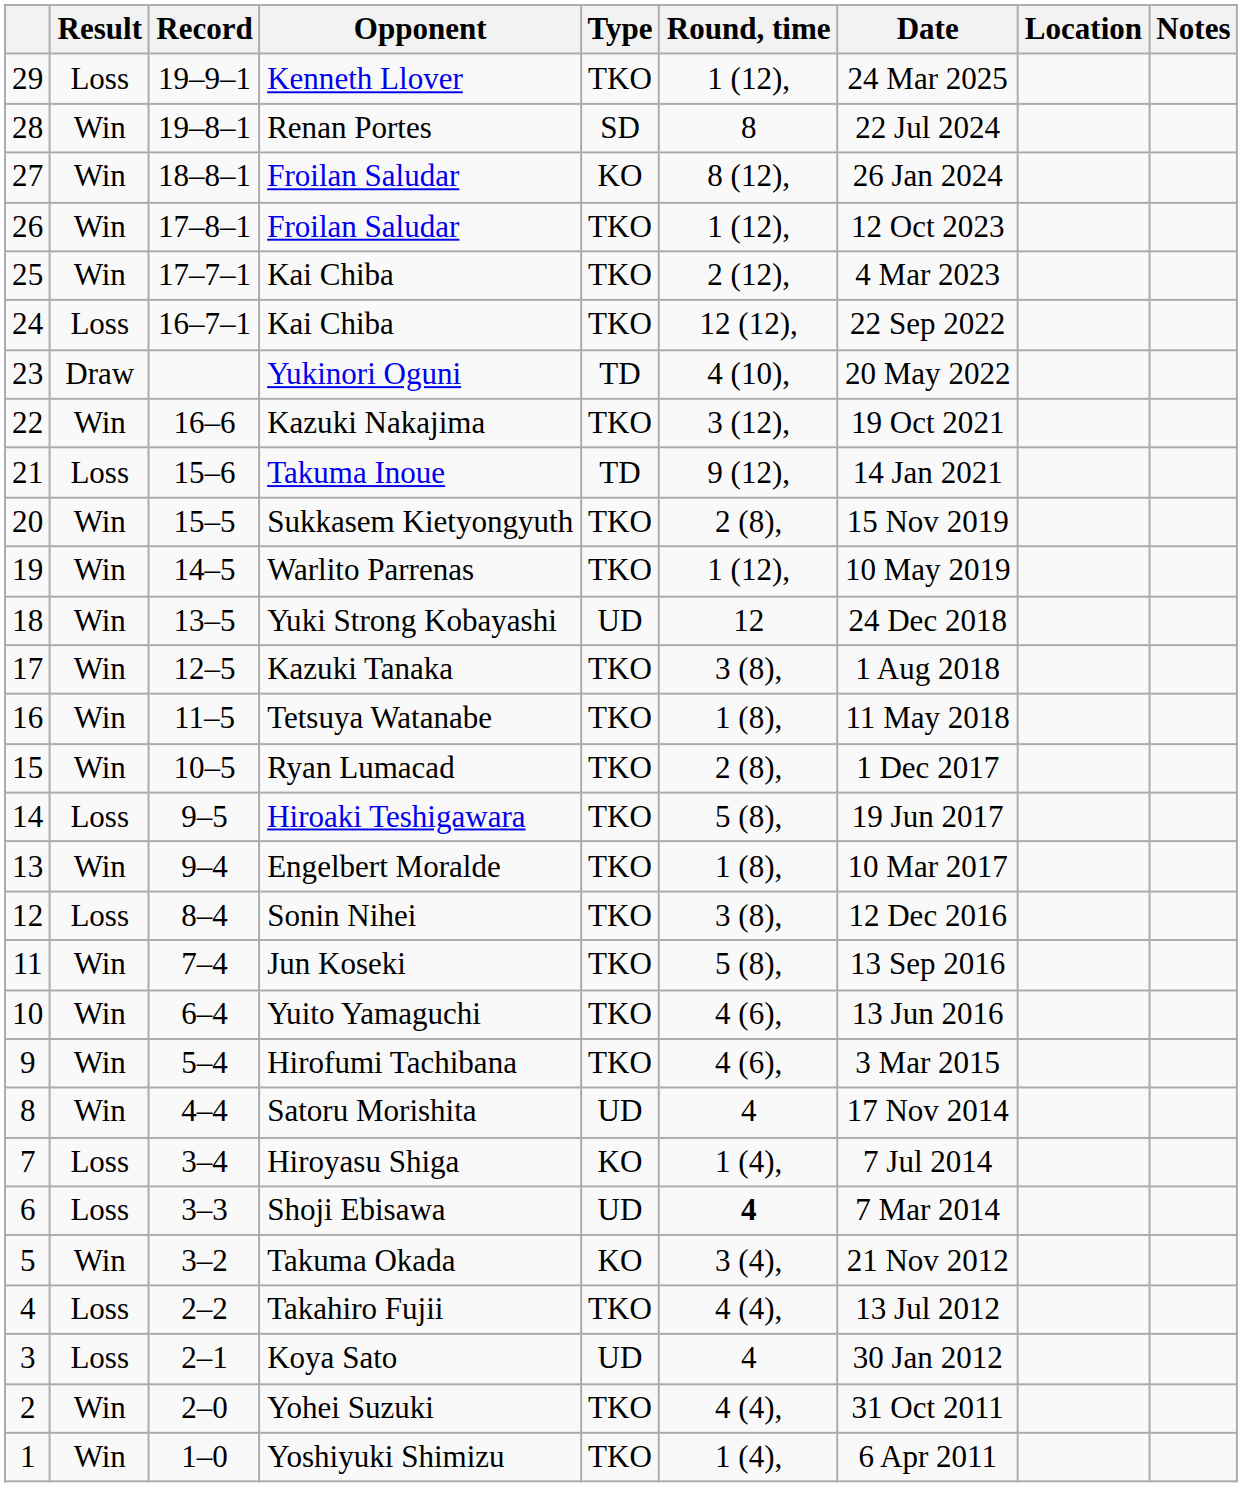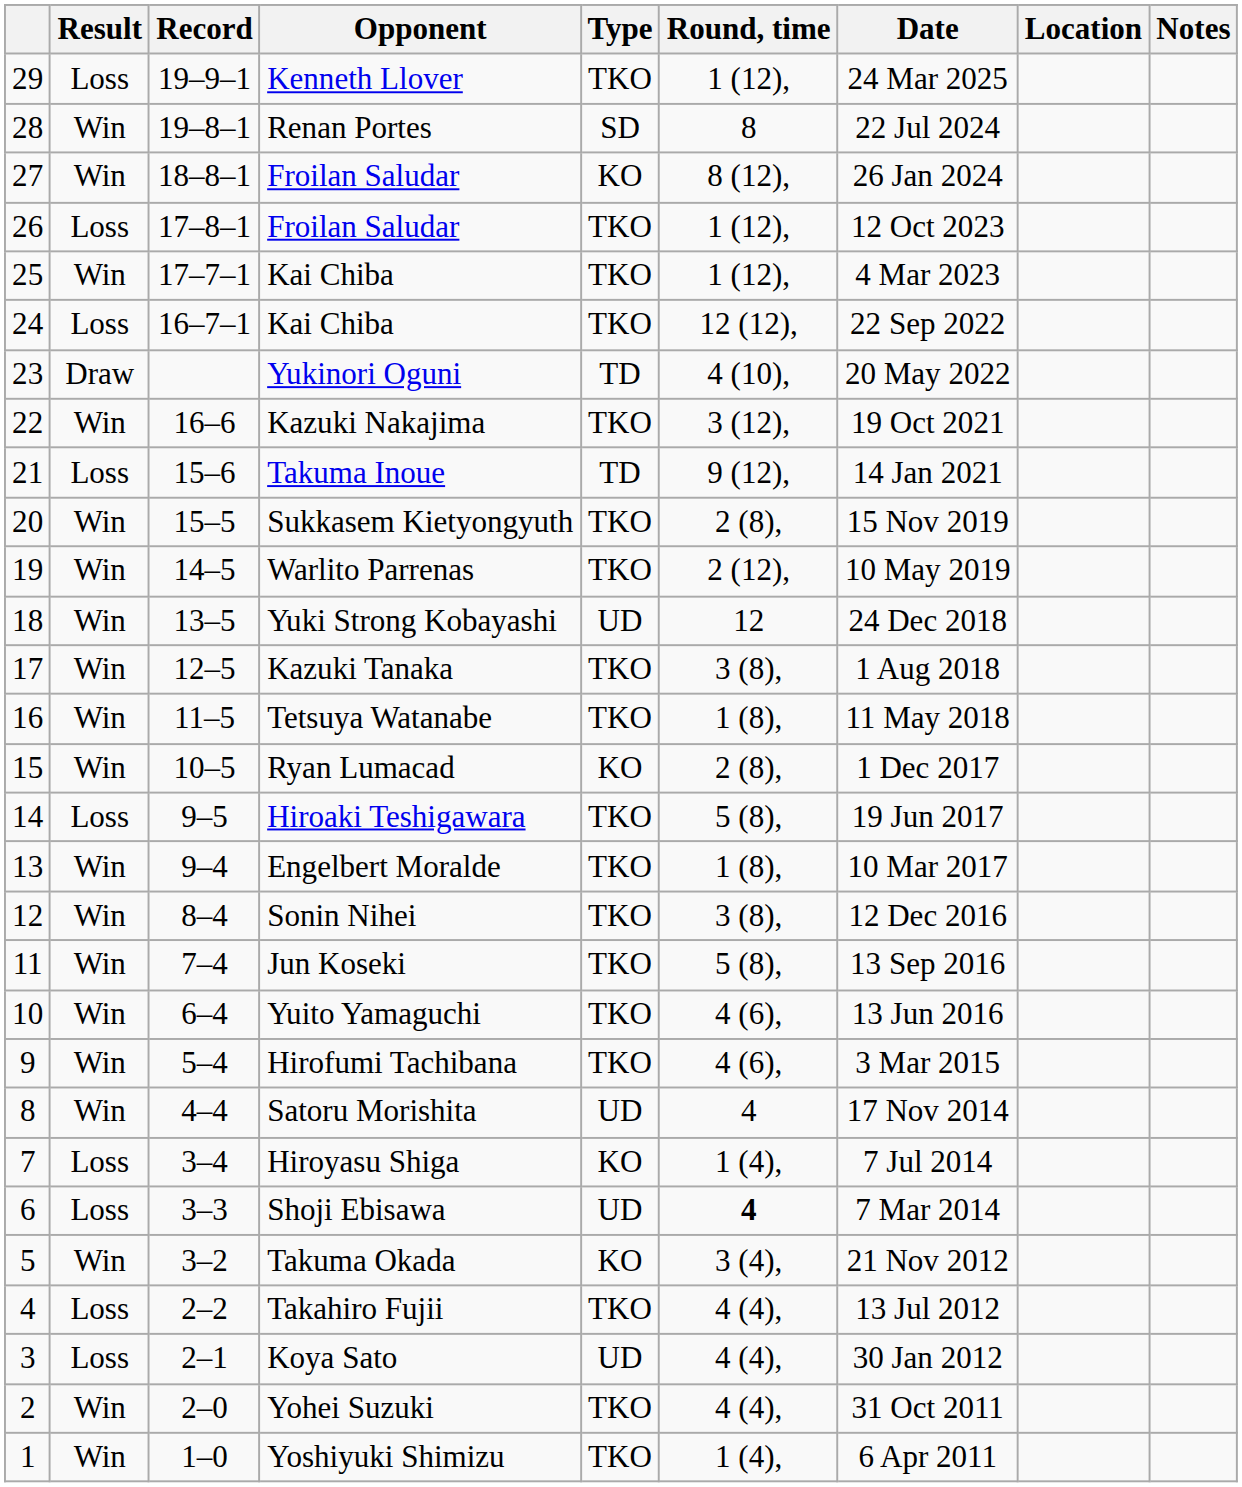(100, 226) Win -> (100, 226) Loss
(749, 275) 2 (12), -> (749, 275) 1 (12),
(749, 570) 1 (12), -> (749, 570) 2 (12),
(620, 767) TKO -> (620, 767) KO
(100, 915) Loss -> (100, 915) Win
(749, 1358) 4 -> (749, 1358) 4 (4),
